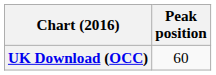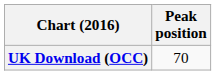(181, 57) 60 -> (181, 57) 70
